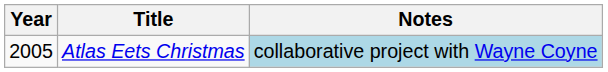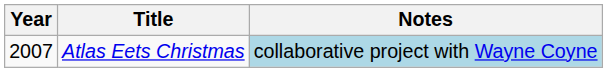(31, 51) 2005 -> (31, 51) 2007
